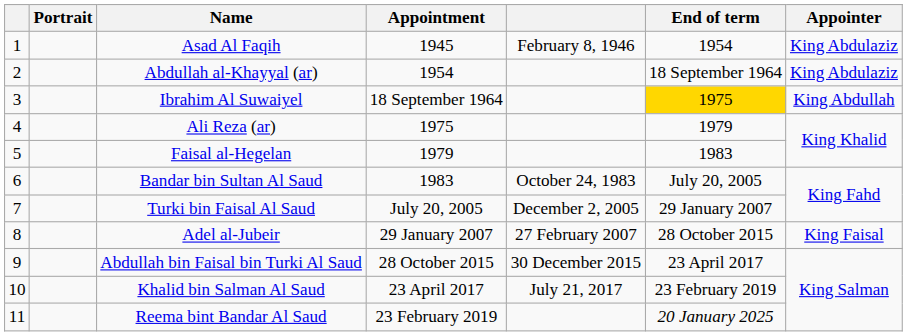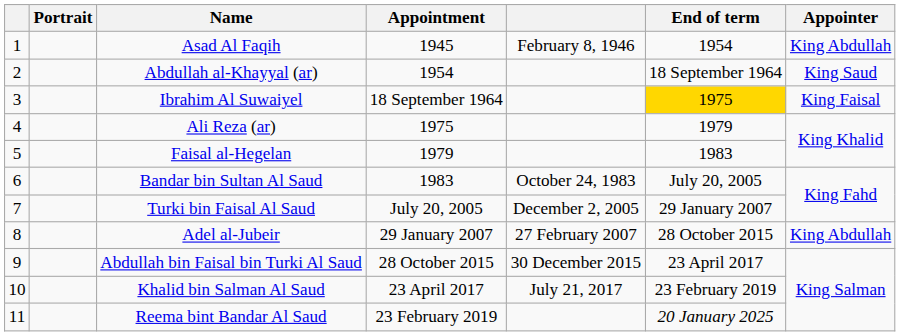(844, 45) King Abdulaziz -> (841, 45) King Abdullah
(844, 72) King Abdulaziz -> (841, 72) King Saud
(844, 99) King Abdullah -> (841, 99) King Faisal
(844, 235) King Faisal -> (841, 235) King Abdullah
